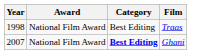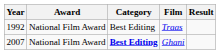+ column: (201, 12)
(16, 27) 1998 -> (16, 27) 1992
